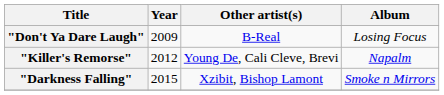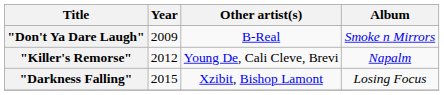(390, 36) Losing Focus -> (390, 36) Smoke n Mirrors
(390, 79) Smoke n Mirrors -> (390, 79) Losing Focus
